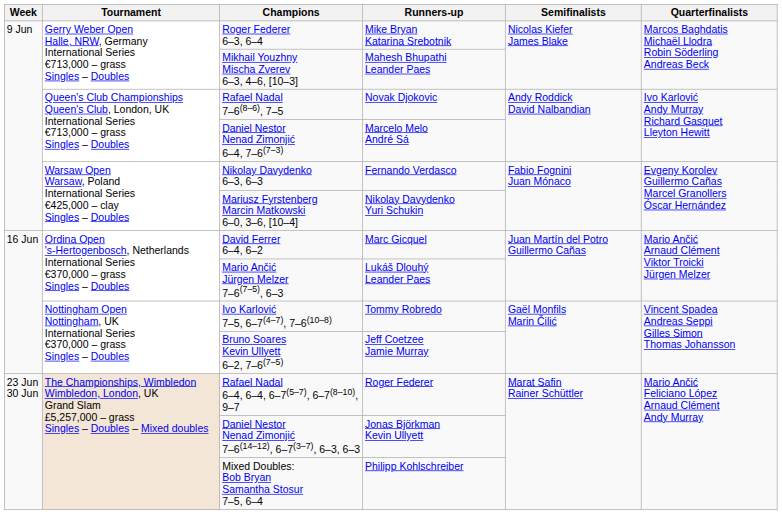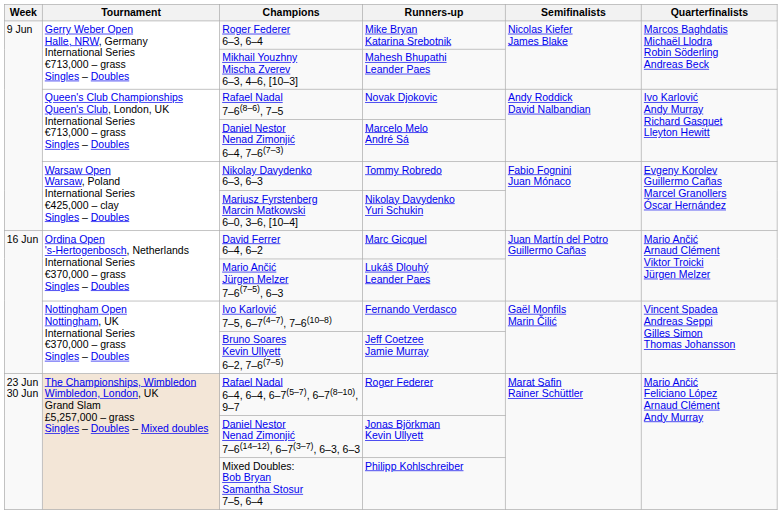(411, 170) Fernando Verdasco -> (403, 170) Tommy Robredo
(403, 309) Tommy Robredo -> (411, 309) Fernando Verdasco
